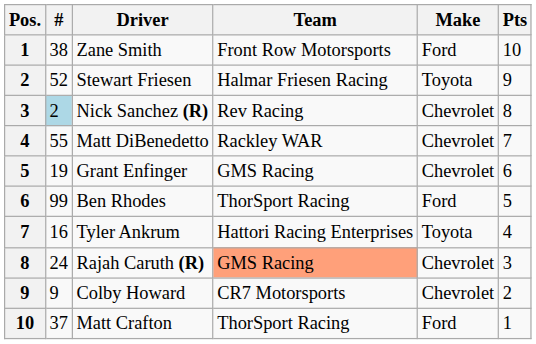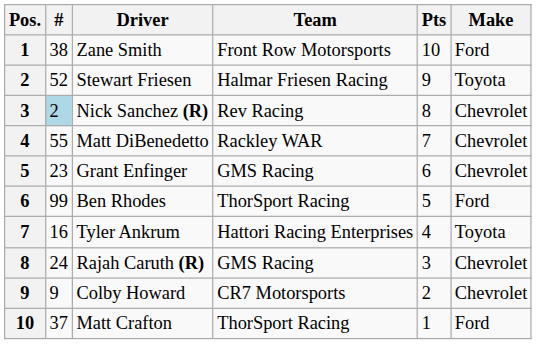columns swapped: (458, 19) <-> (515, 19)
(59, 171) 19 -> (59, 171) 23
(265, 262) lightsalmon background -> (265, 262) no background
